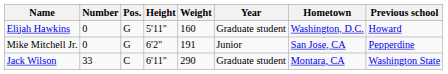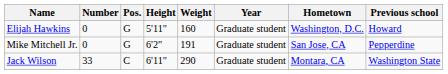(229, 45) Junior -> (251, 45) Graduate student
